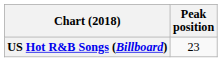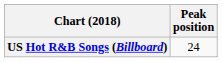(194, 47) 23 -> (194, 47) 24
